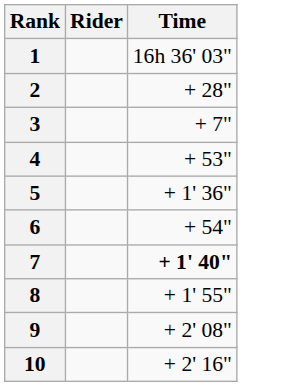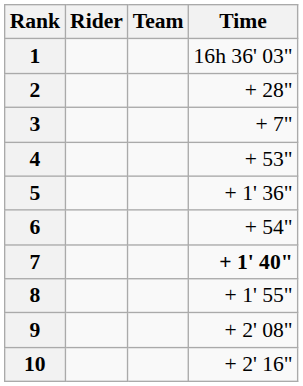+ column: (158, 21)
